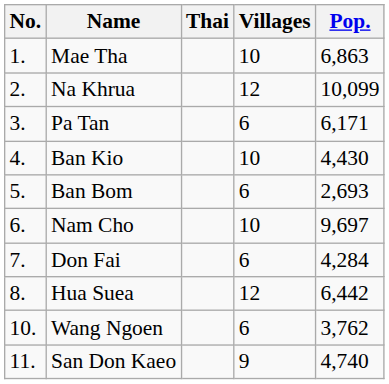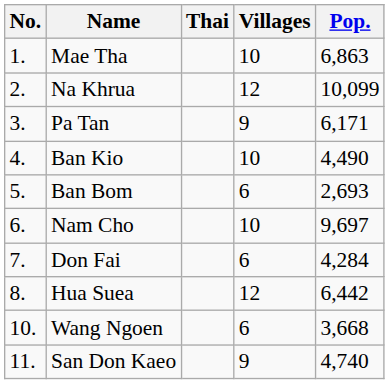(244, 123) 6 -> (244, 123) 9
(345, 157) 4,430 -> (345, 157) 4,490
(345, 327) 3,762 -> (345, 327) 3,668
